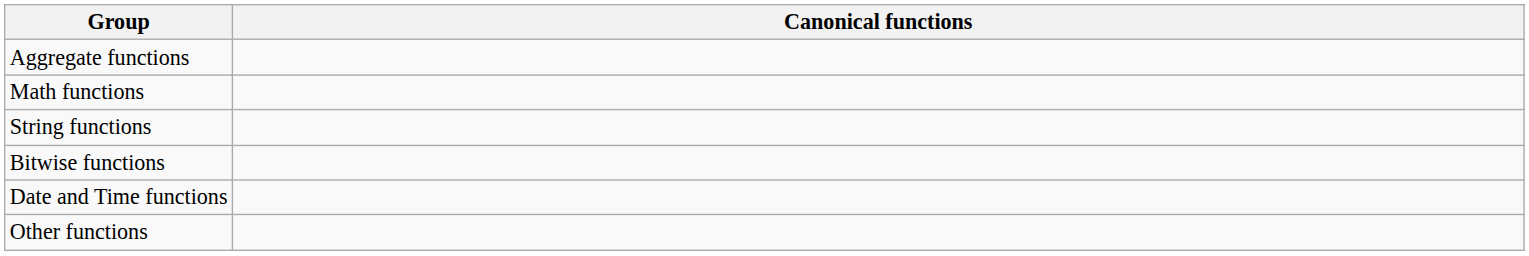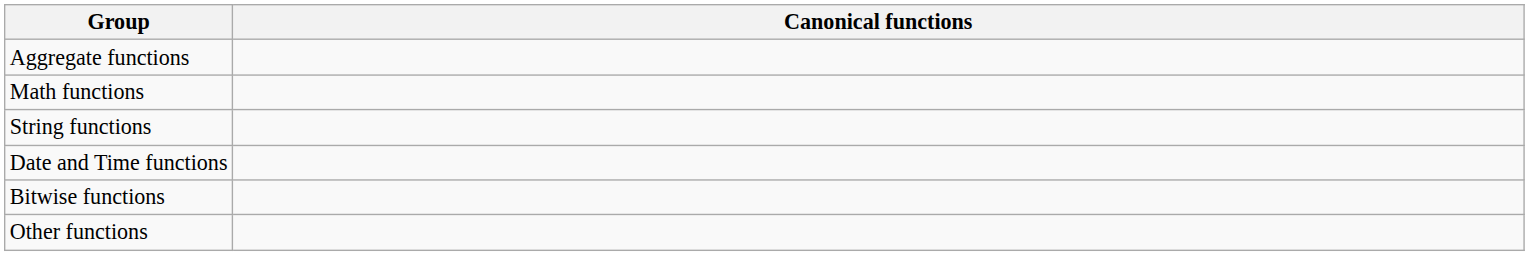rows swapped: (119, 197) <-> (87, 162)
